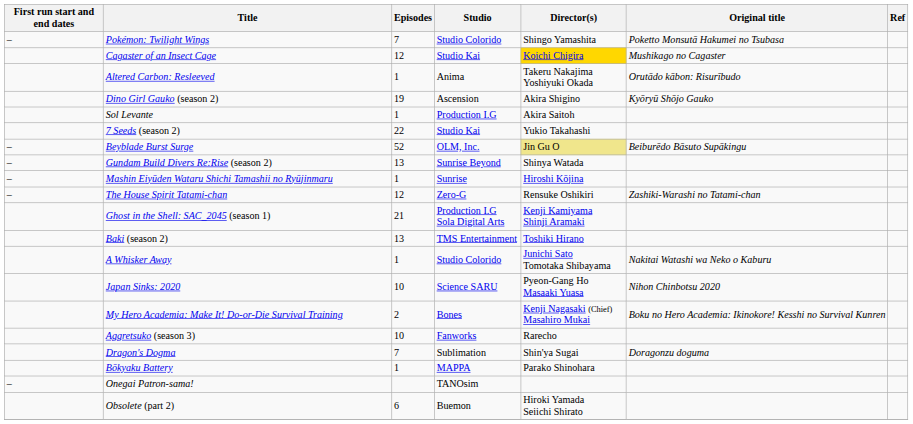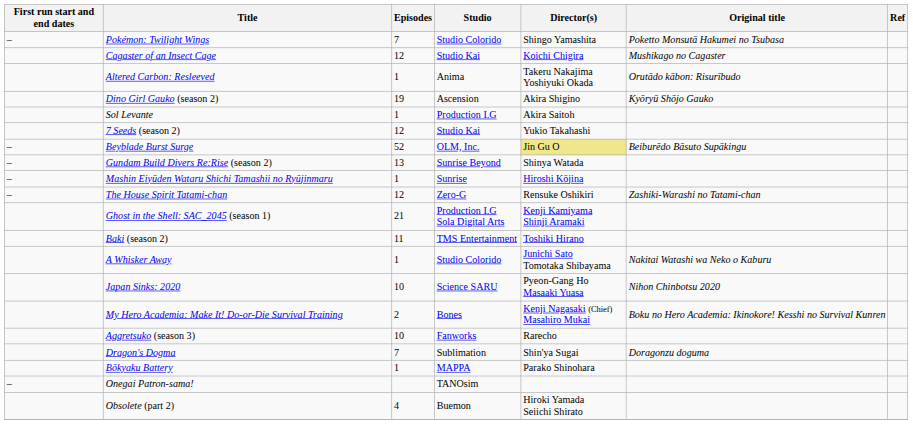(553, 55) gold background -> (553, 55) no background
(399, 131) 22 -> (399, 131) 12
(399, 238) 13 -> (399, 238) 11
(396, 405) 6 -> (396, 405) 4
